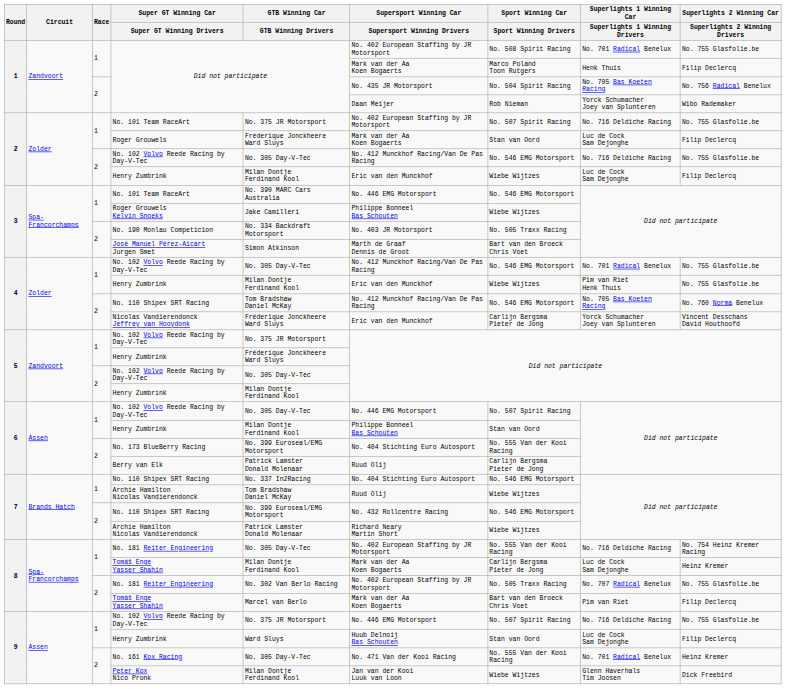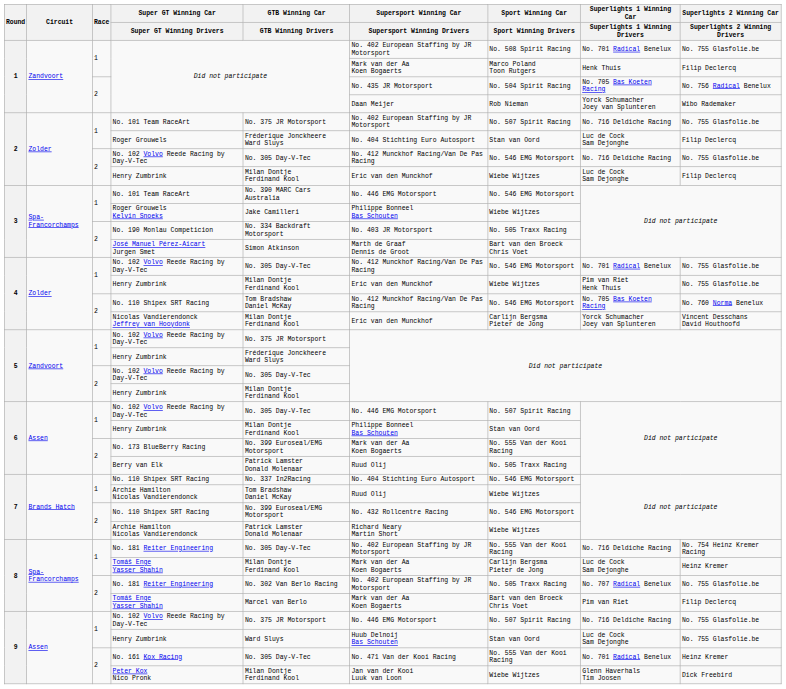(380, 140) Mark van der Aa Koen Bogaerts -> (413, 140) No. 404 Stichting Euro Autosport
(285, 321) Fréderique Jonckheere Ward Sluys -> (272, 321) Milan Dontje Ferdinand Kool
(413, 448) No. 404 Stichting Euro Autosport -> (380, 448) Mark van der Aa Koen Bogaerts
(518, 466) Carlijn Bergsma Pieter de Jong -> (528, 466) No. 505 Traxx Racing
(709, 639) Filip Declercq -> (721, 639) No. 755 Glasfolie.be
